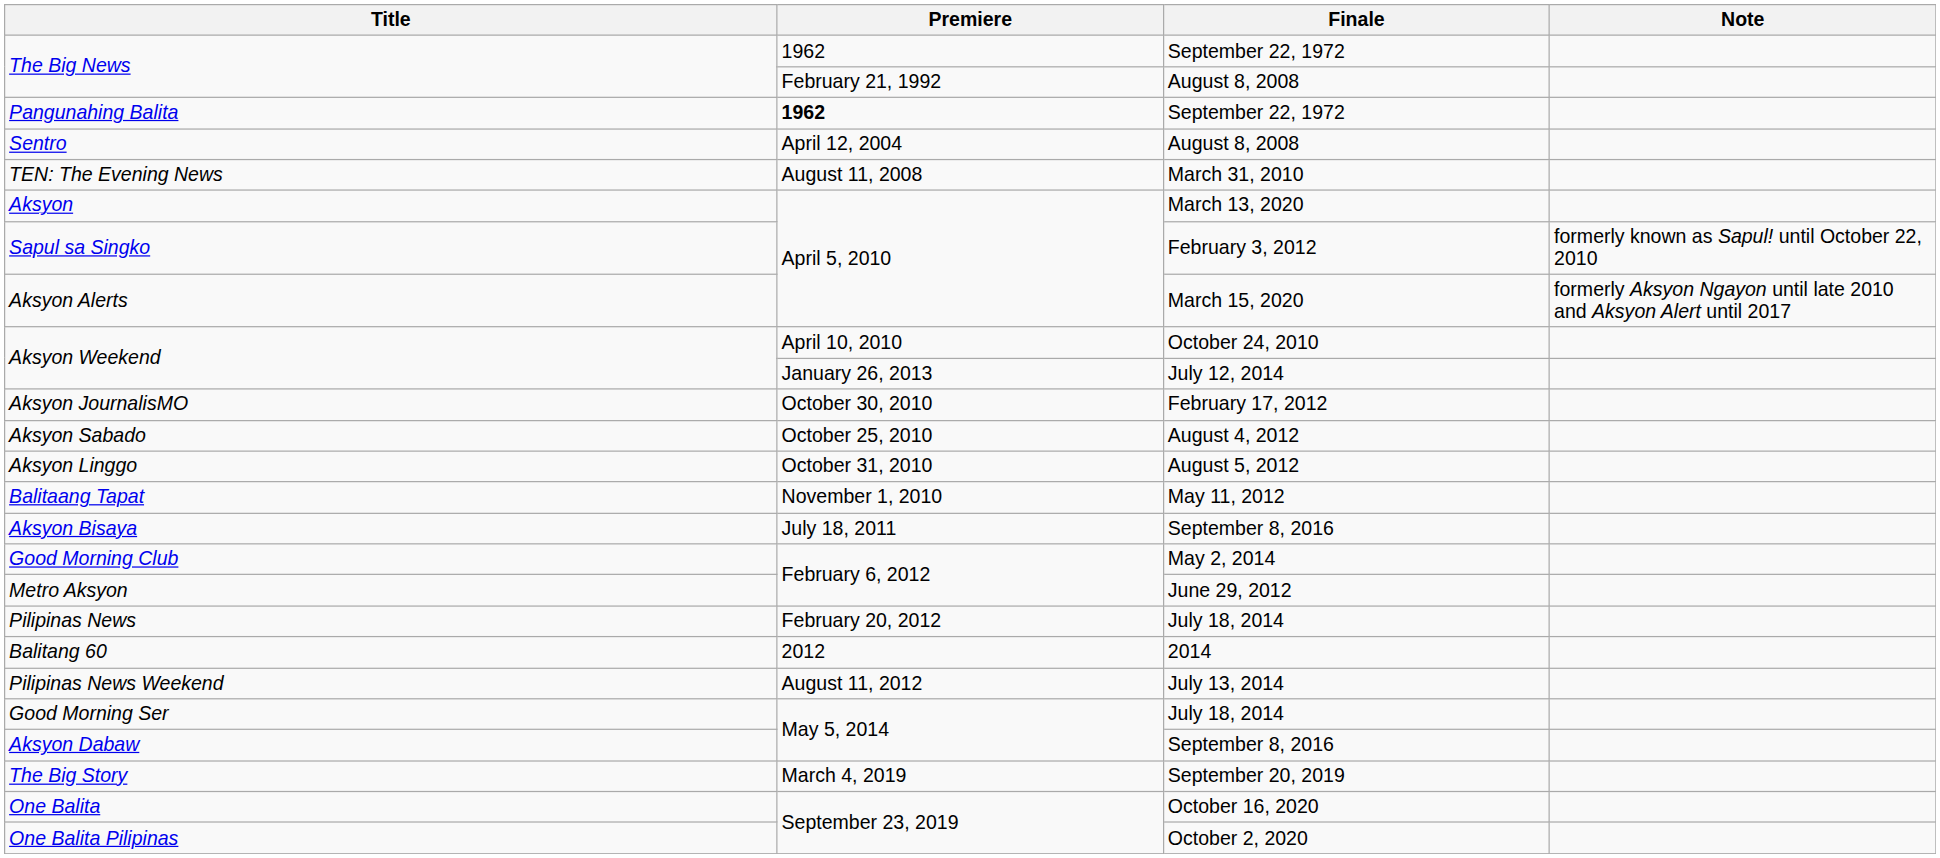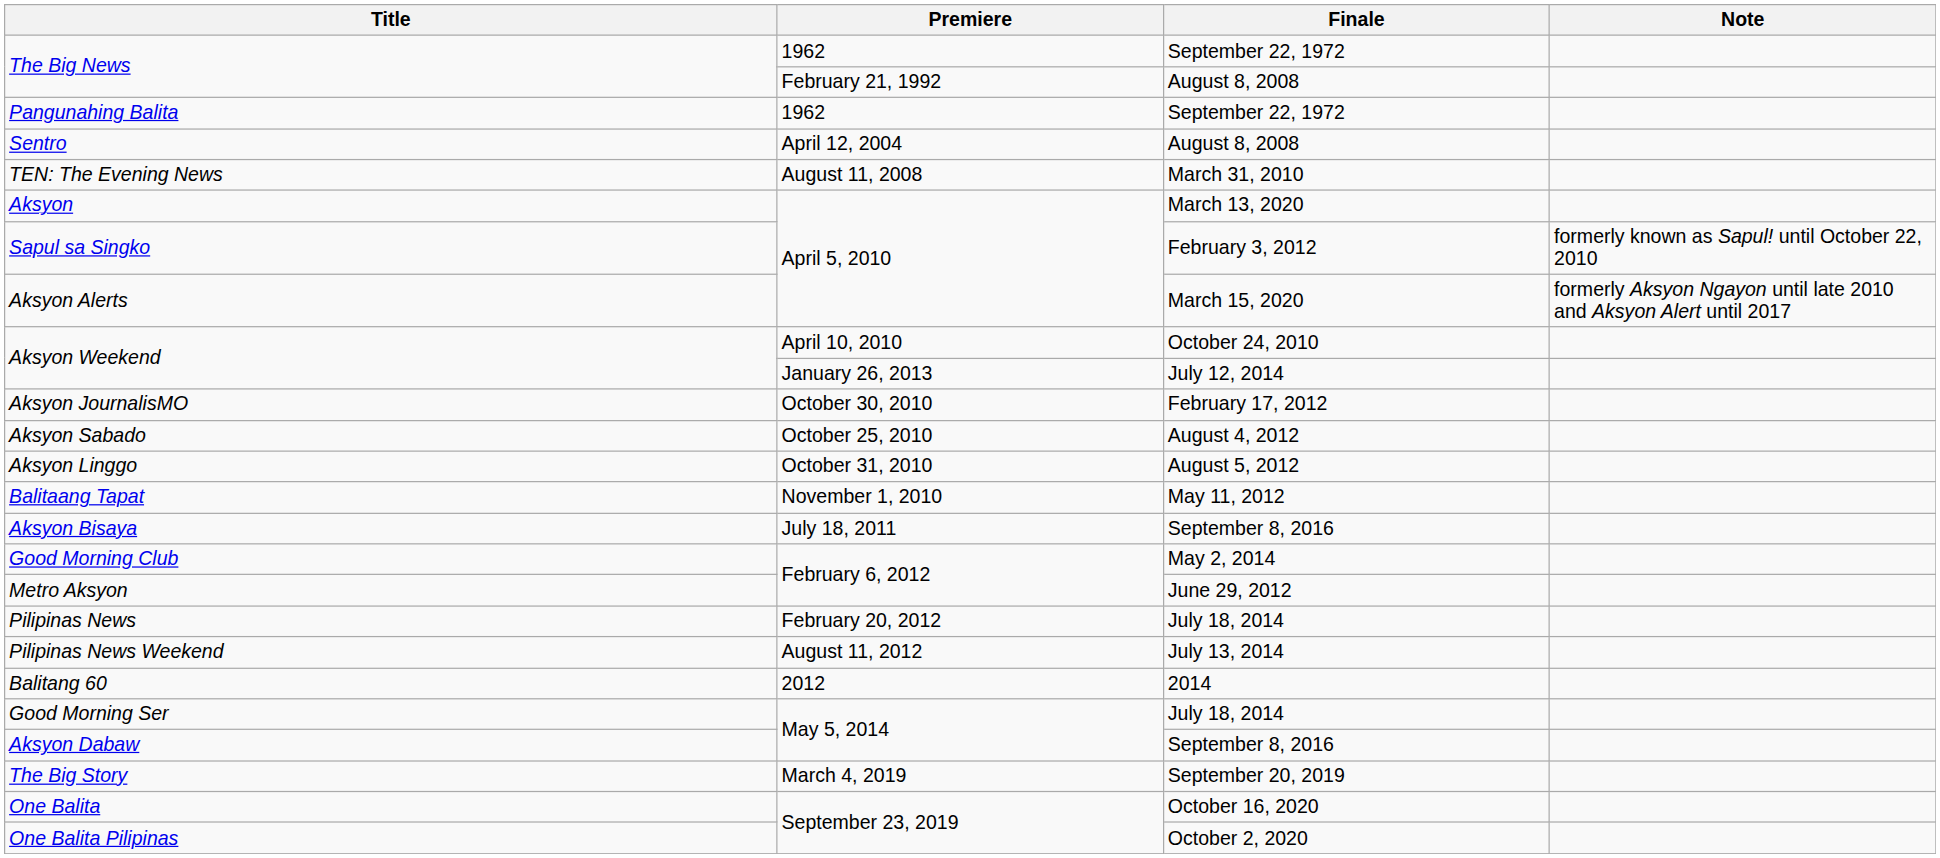(803, 112) bold -> (803, 112) normal
rows swapped: (116, 683) <-> (58, 652)
